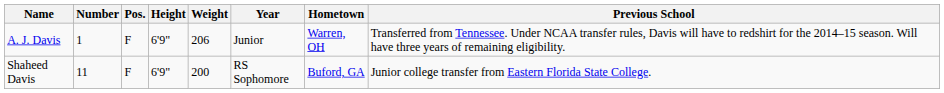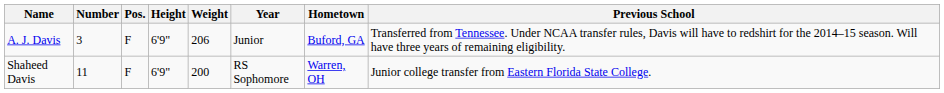(79, 39) 1 -> (79, 39) 3
(326, 39) Warren, OH -> (336, 39) Buford, GA
(336, 72) Buford, GA -> (326, 72) Warren, OH
